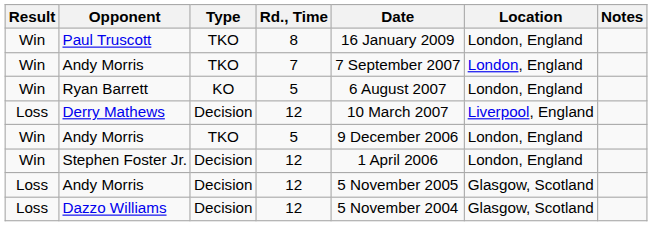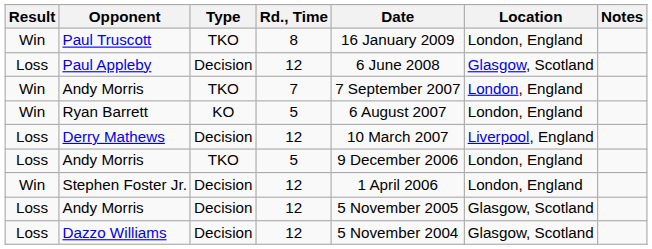+ row: (107, 65)
(32, 137) Win -> (32, 161) Loss
